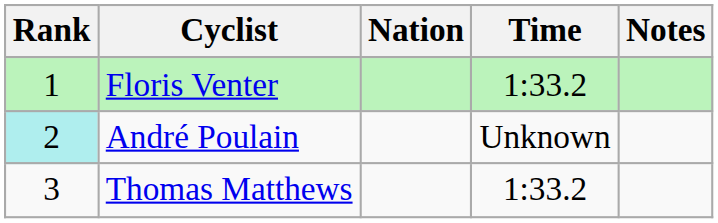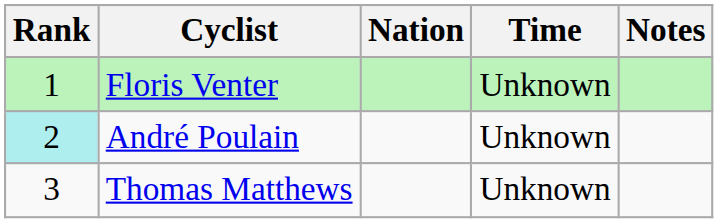(545, 83) 1:33.2 -> (545, 83) Unknown
(545, 189) 1:33.2 -> (545, 189) Unknown
